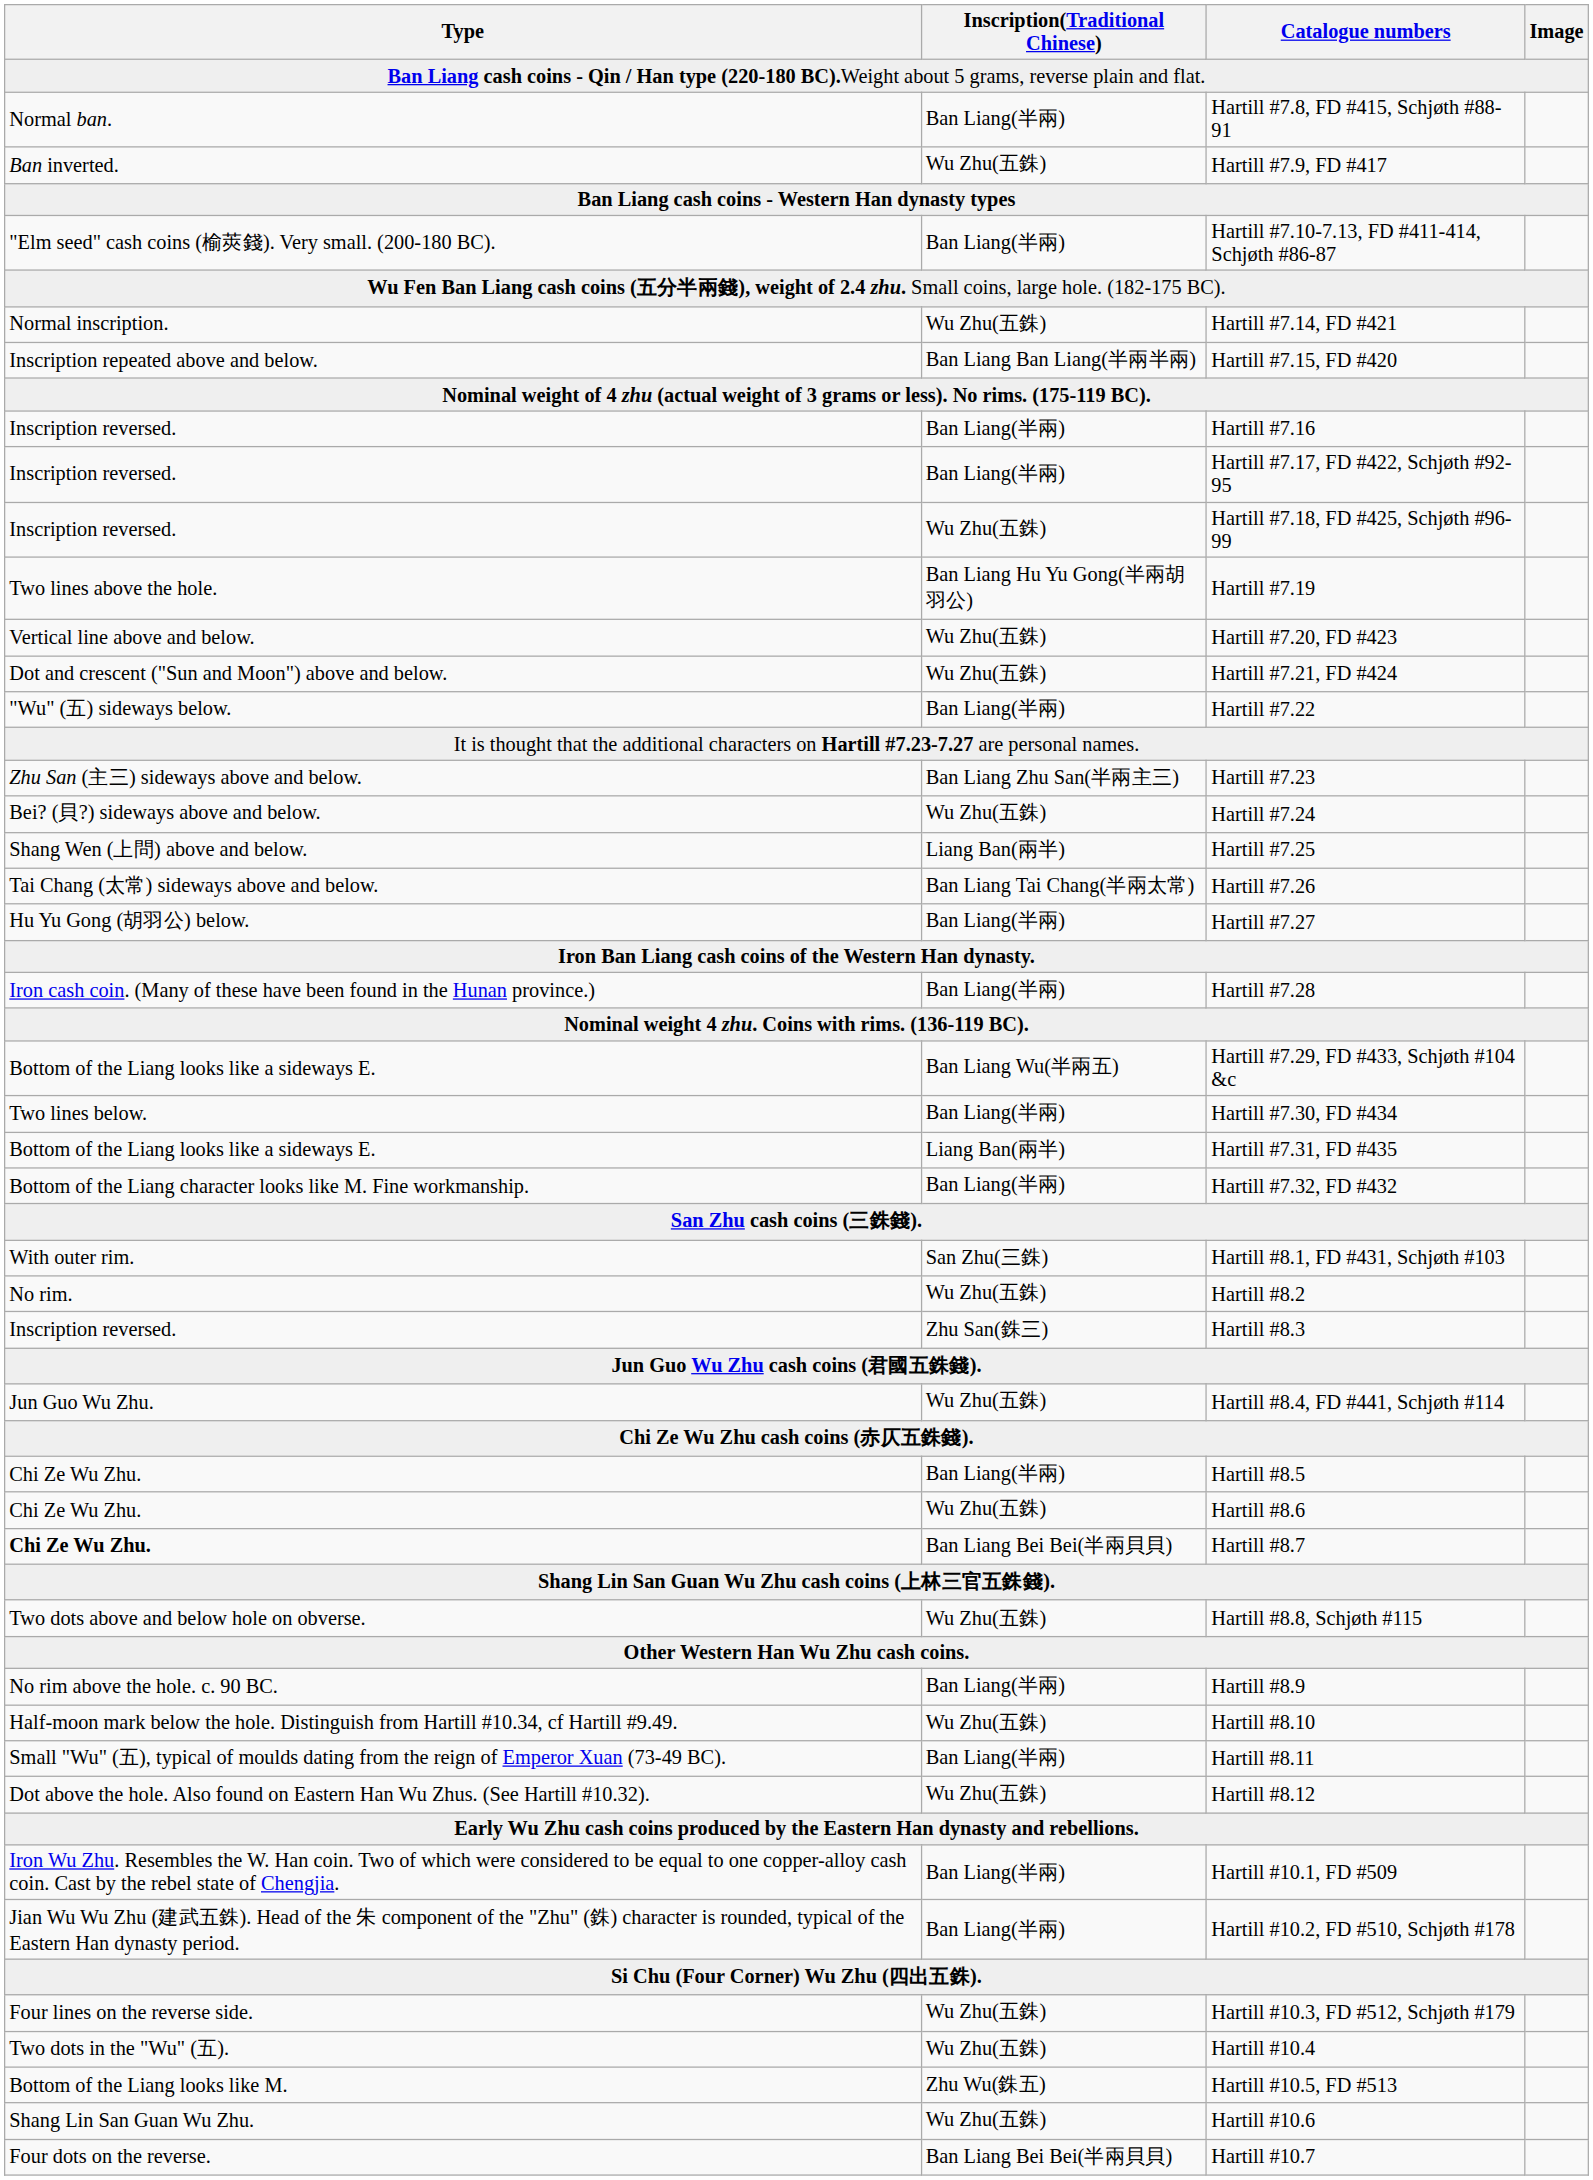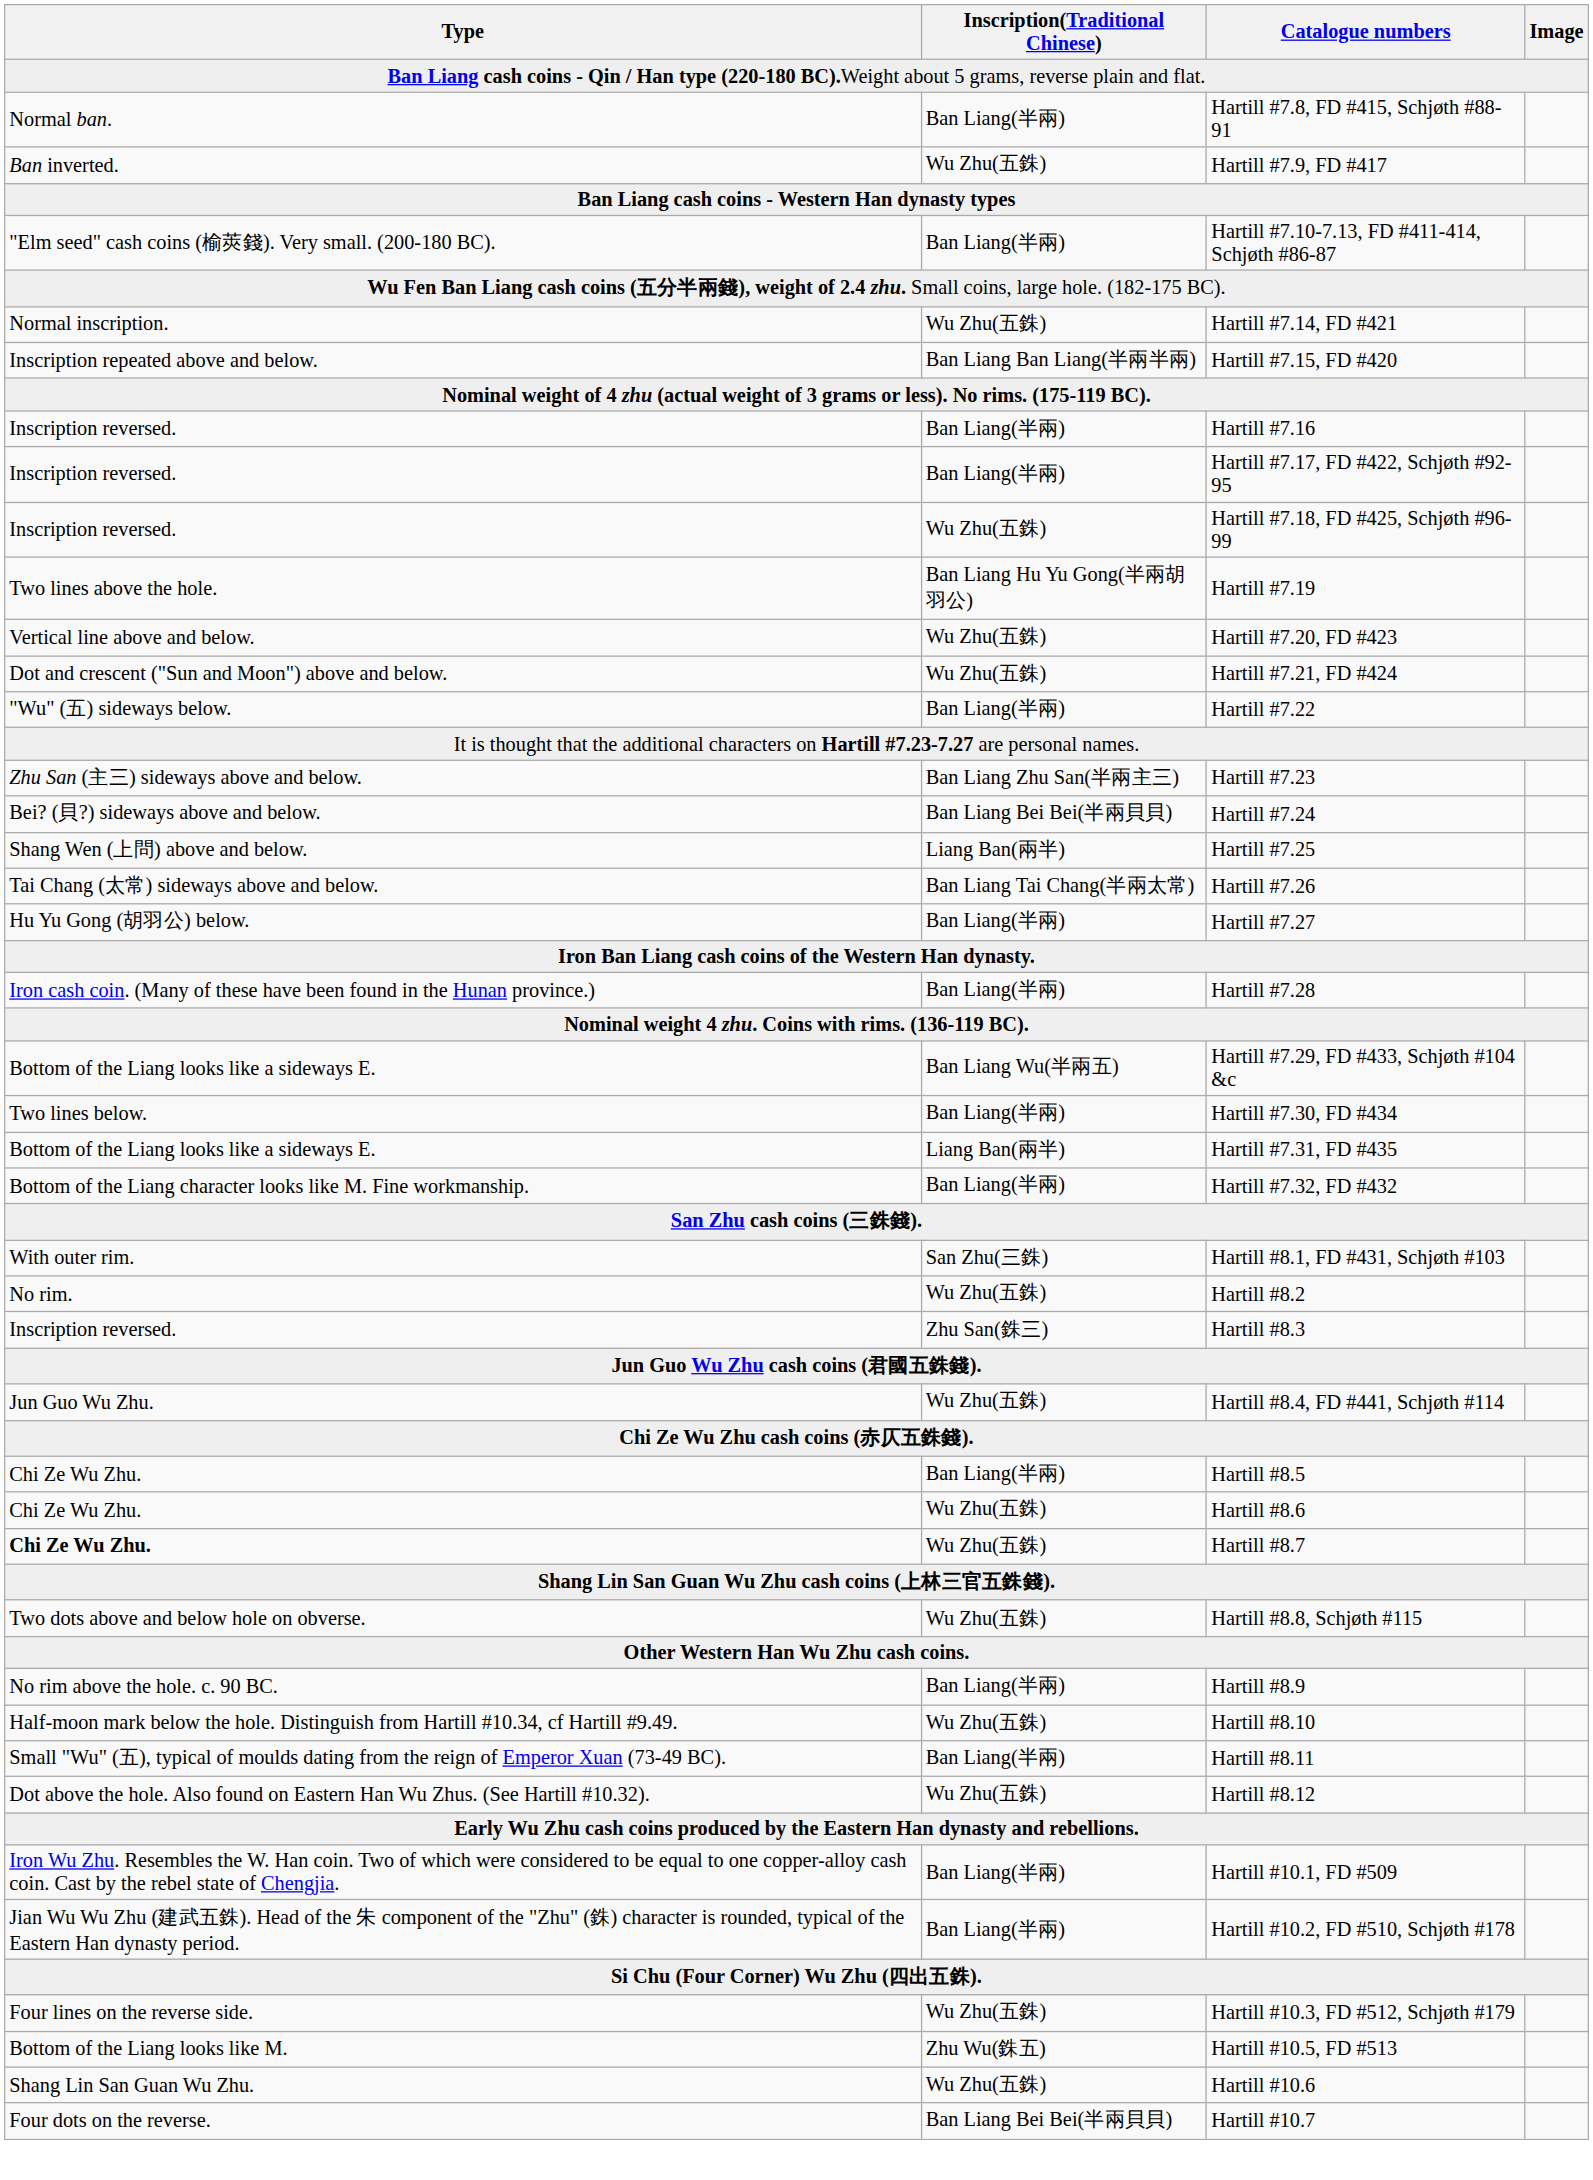(986, 813) Wu Zhu(五銖) -> (1049, 813) Ban Liang Bei Bei(半兩貝貝)
(1049, 1545) Ban Liang Bei Bei(半兩貝貝) -> (986, 1545) Wu Zhu(五銖)
- row: (1263, 2048)
